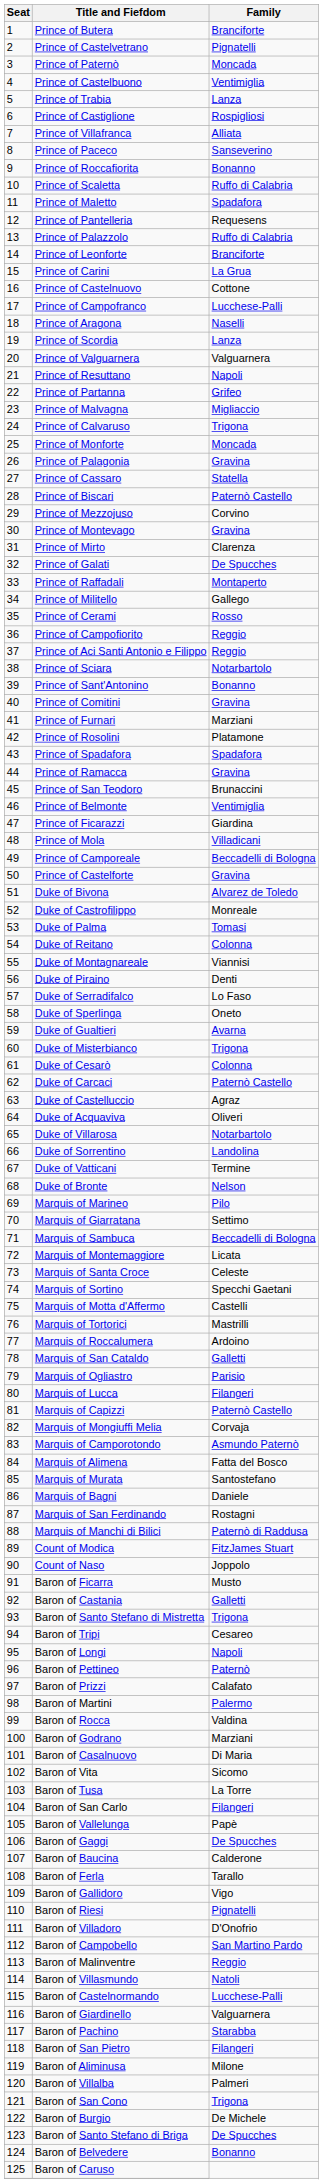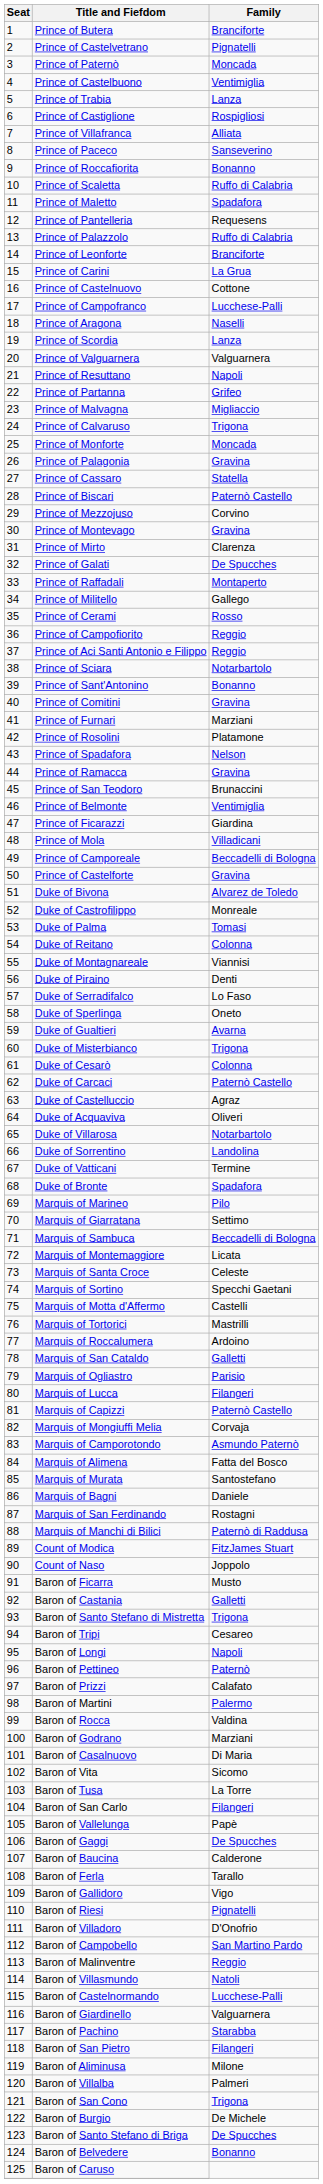(237, 755) Spadafora -> (229, 755) Nelson
(229, 1186) Nelson -> (237, 1186) Spadafora
